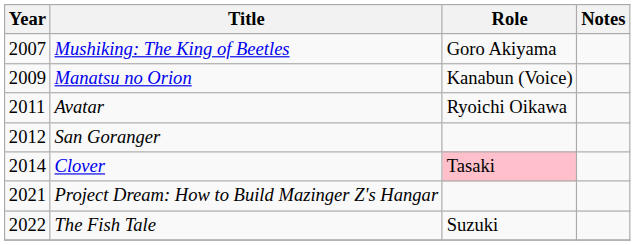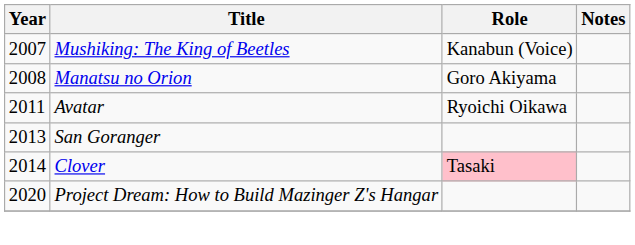(502, 48) Goro Akiyama -> (510, 48) Kanabun (Voice)
(27, 78) 2009 -> (27, 78) 2008
(510, 78) Kanabun (Voice) -> (502, 78) Goro Akiyama
(27, 136) 2012 -> (27, 136) 2013
(27, 195) 2021 -> (27, 195) 2020
- row: (105, 225)
